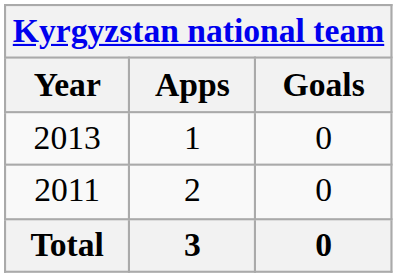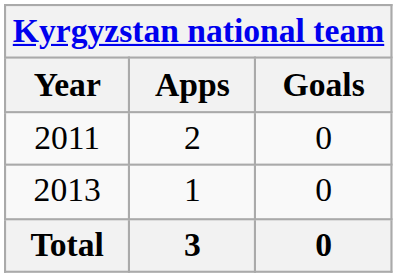rows swapped: (67, 191) <-> (67, 137)
